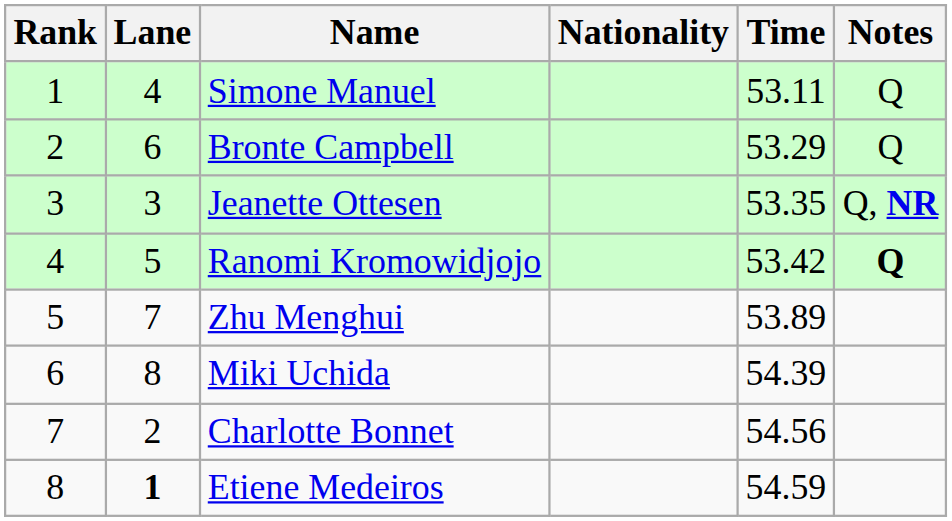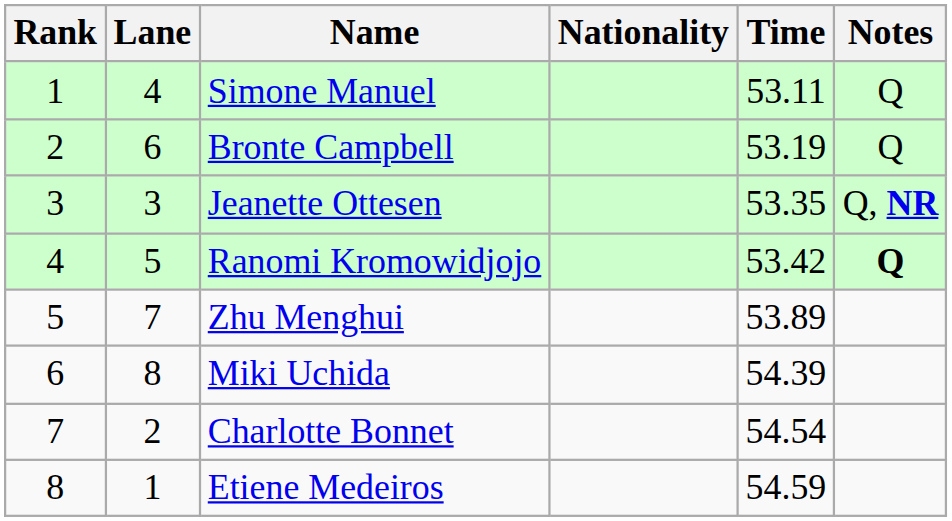(786, 146) 53.29 -> (786, 146) 53.19
(786, 430) 54.56 -> (786, 430) 54.54
(152, 487) bold -> (152, 487) normal
